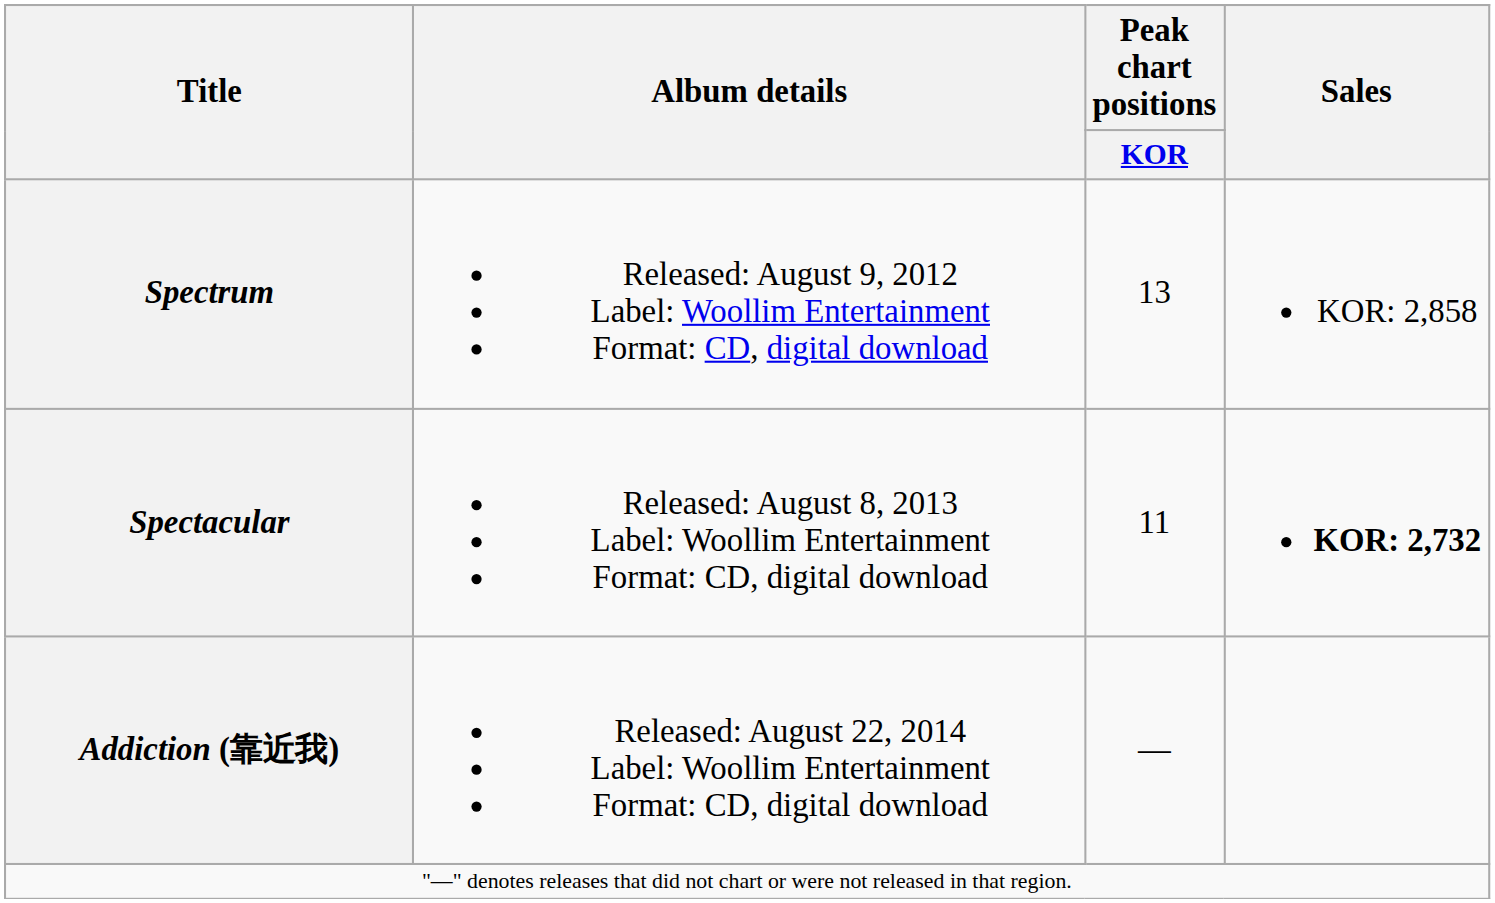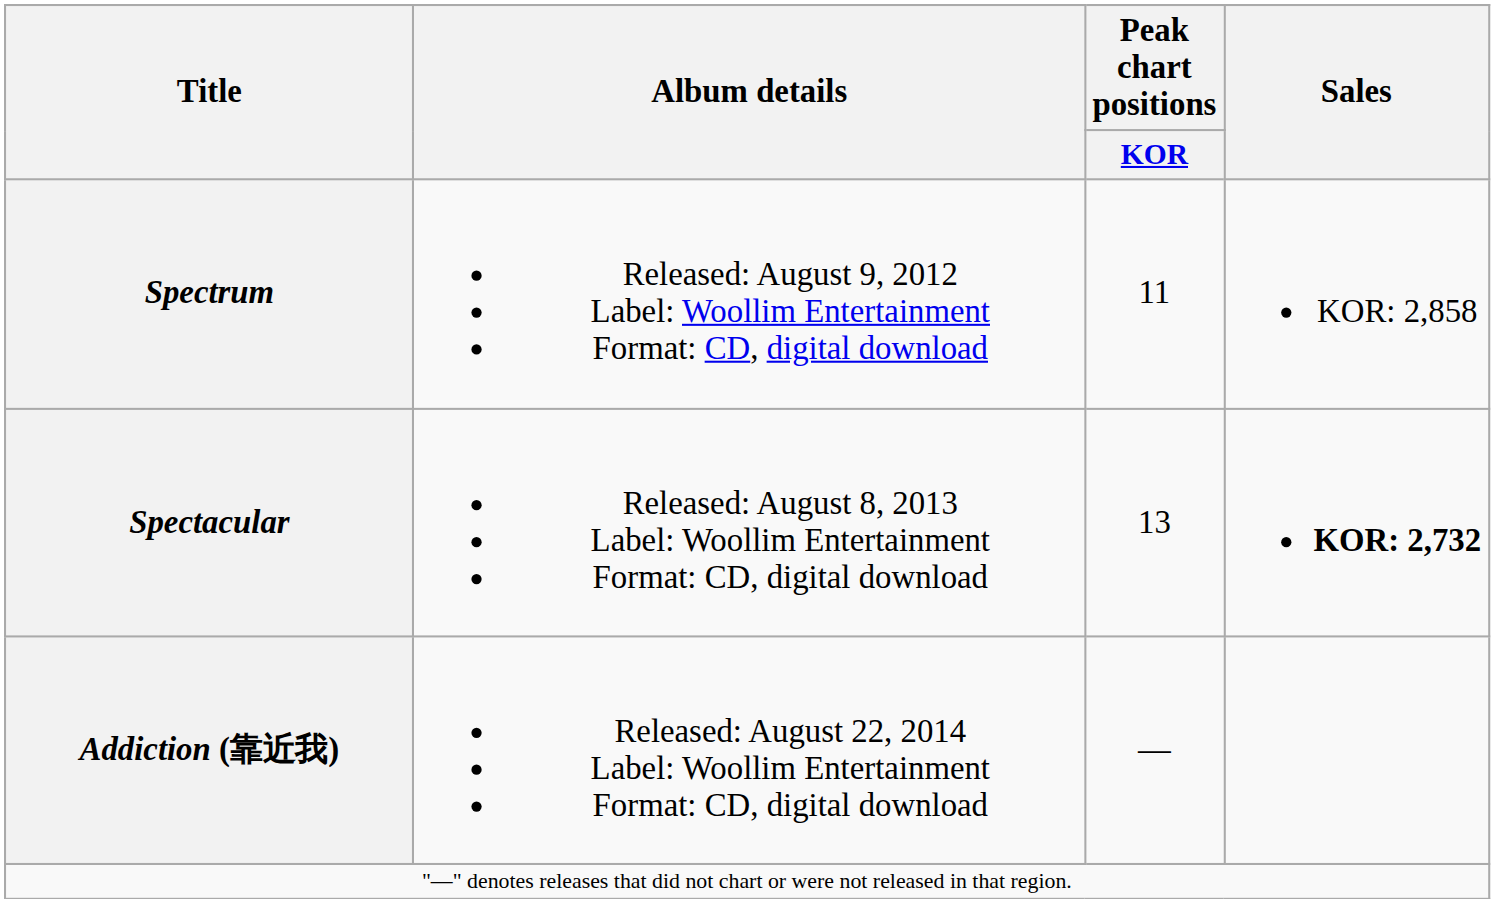(1154, 293) 13 -> (1154, 293) 11
(1154, 521) 11 -> (1154, 521) 13
